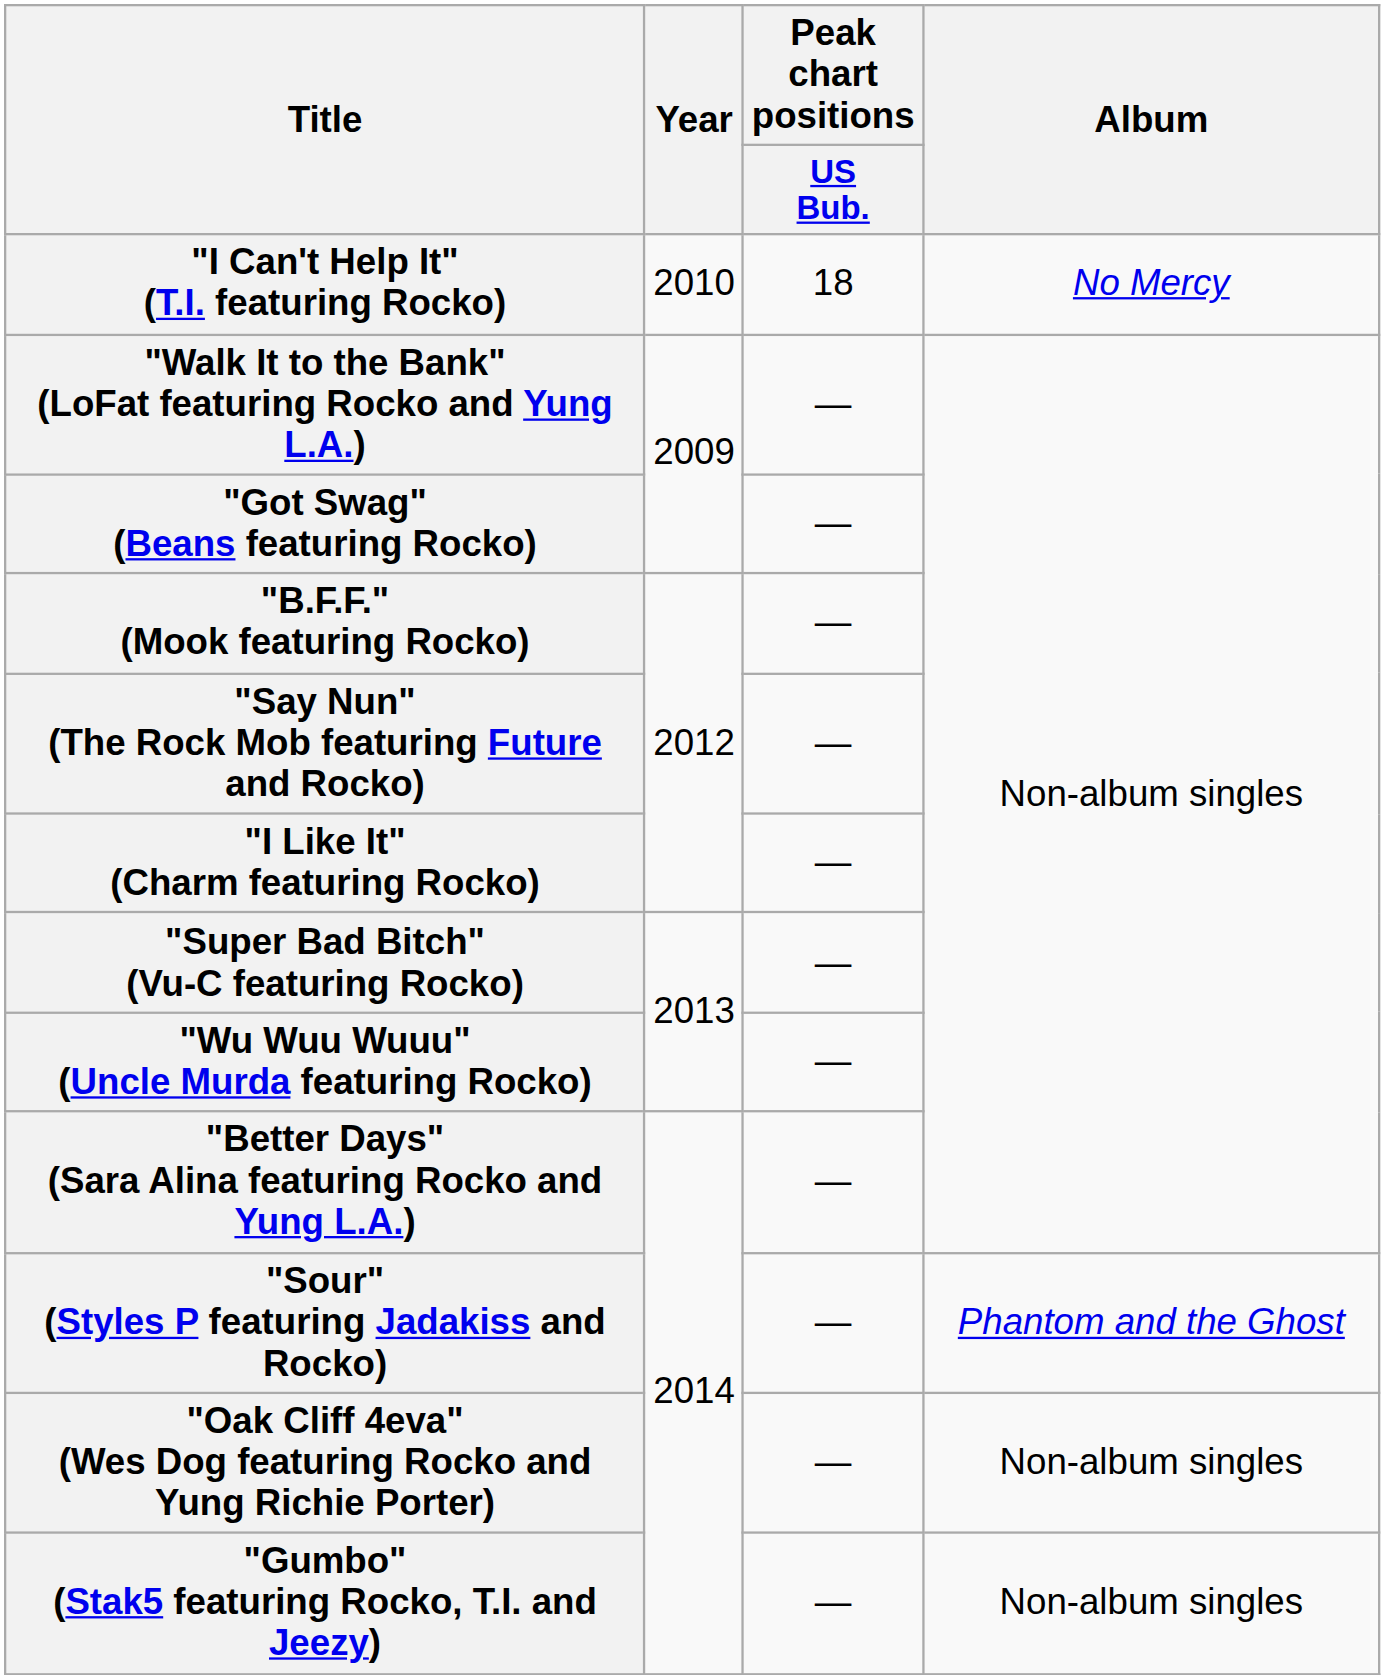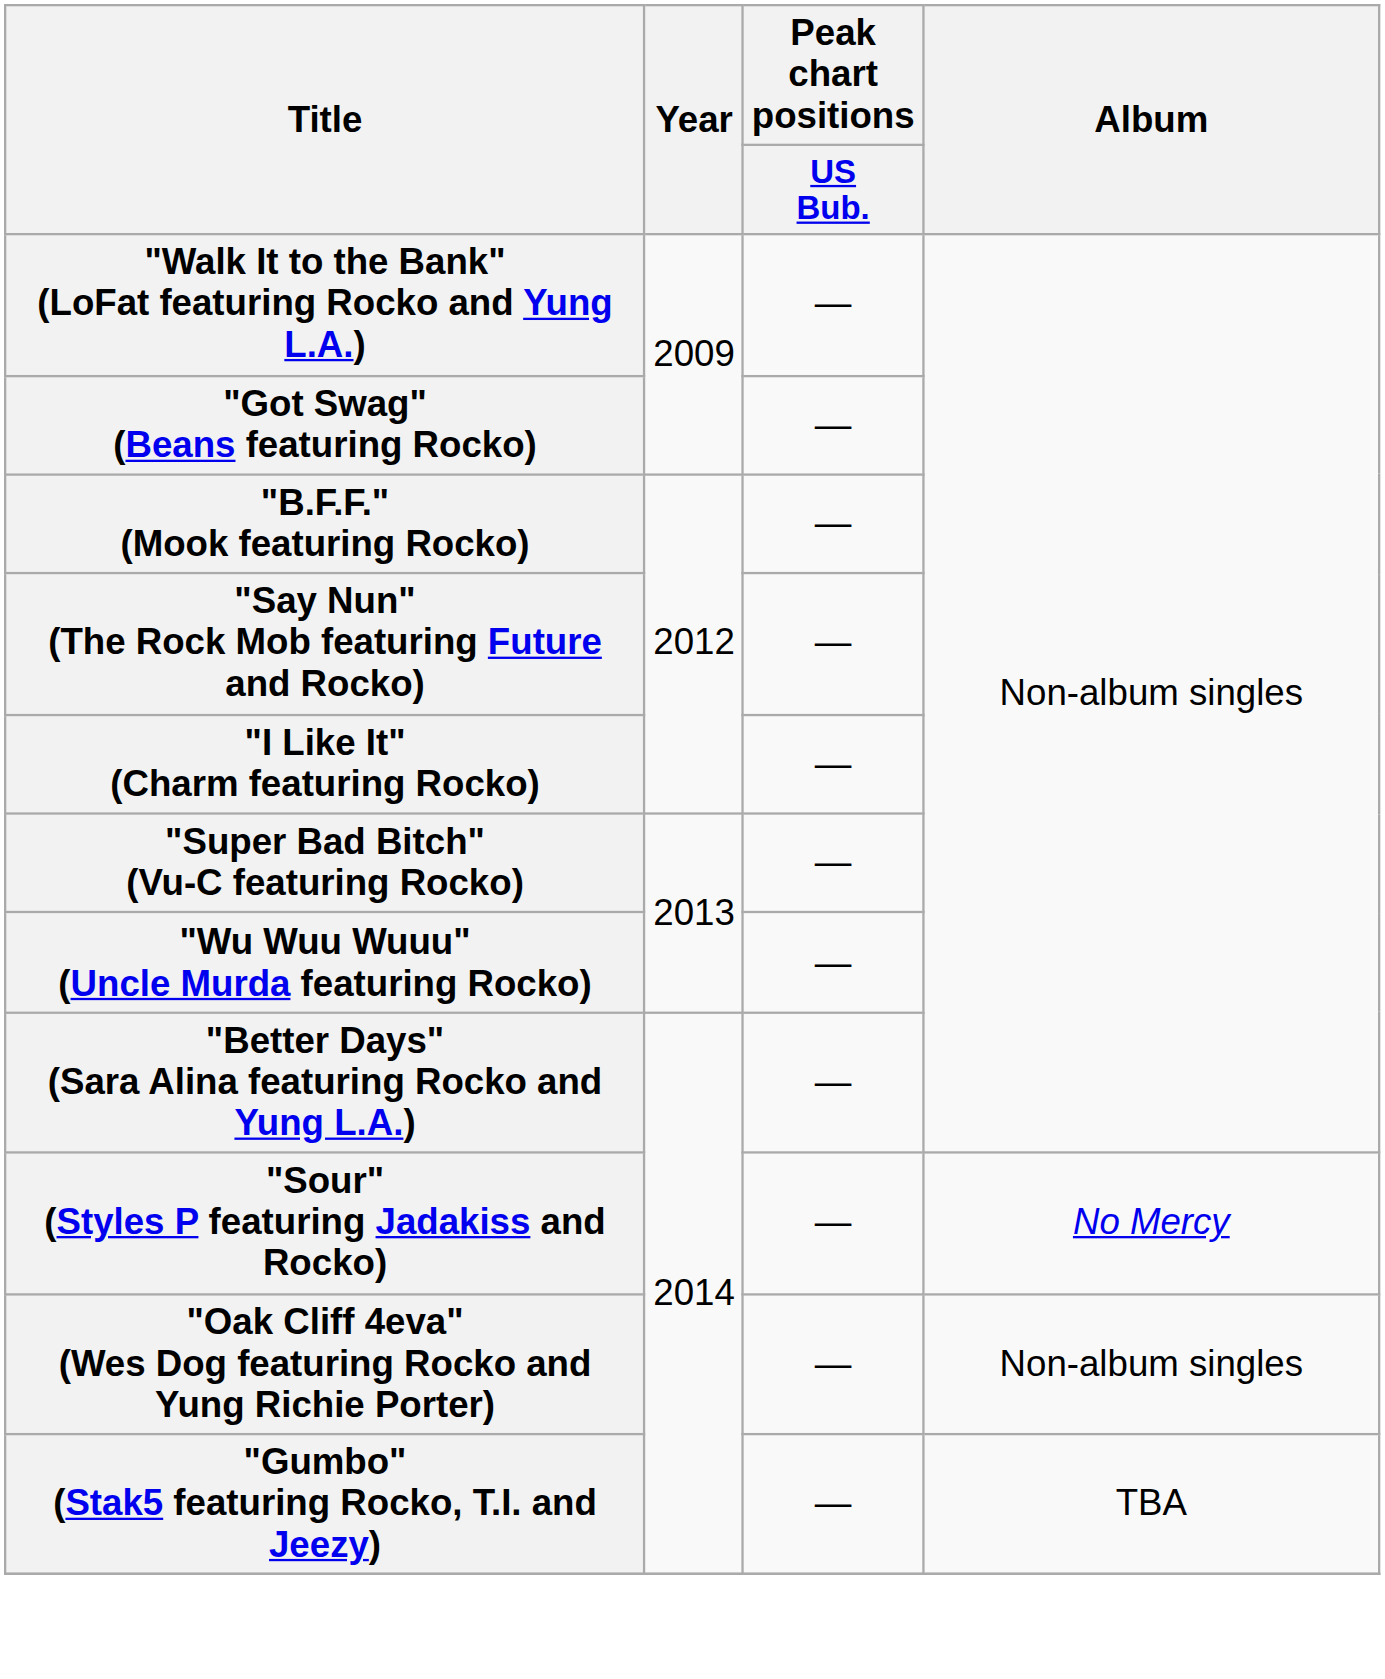- row: (325, 283)
(1151, 1321) Phantom and the Ghost -> (1151, 1222) No Mercy
(1151, 1602) Non-album singles -> (1151, 1503) TBA
